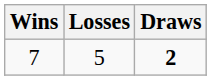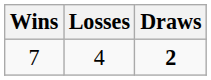(99, 57) 5 -> (99, 57) 4
